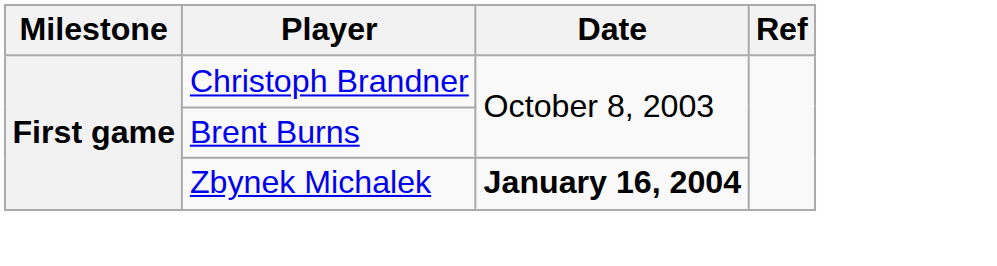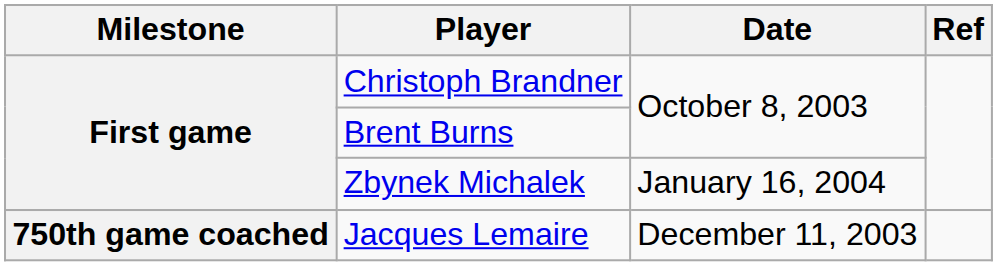(612, 183) bold -> (762, 183) normal
+ row: (466, 234)
